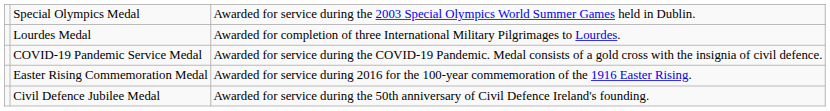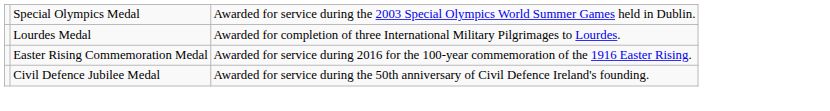- row: (108, 55)
